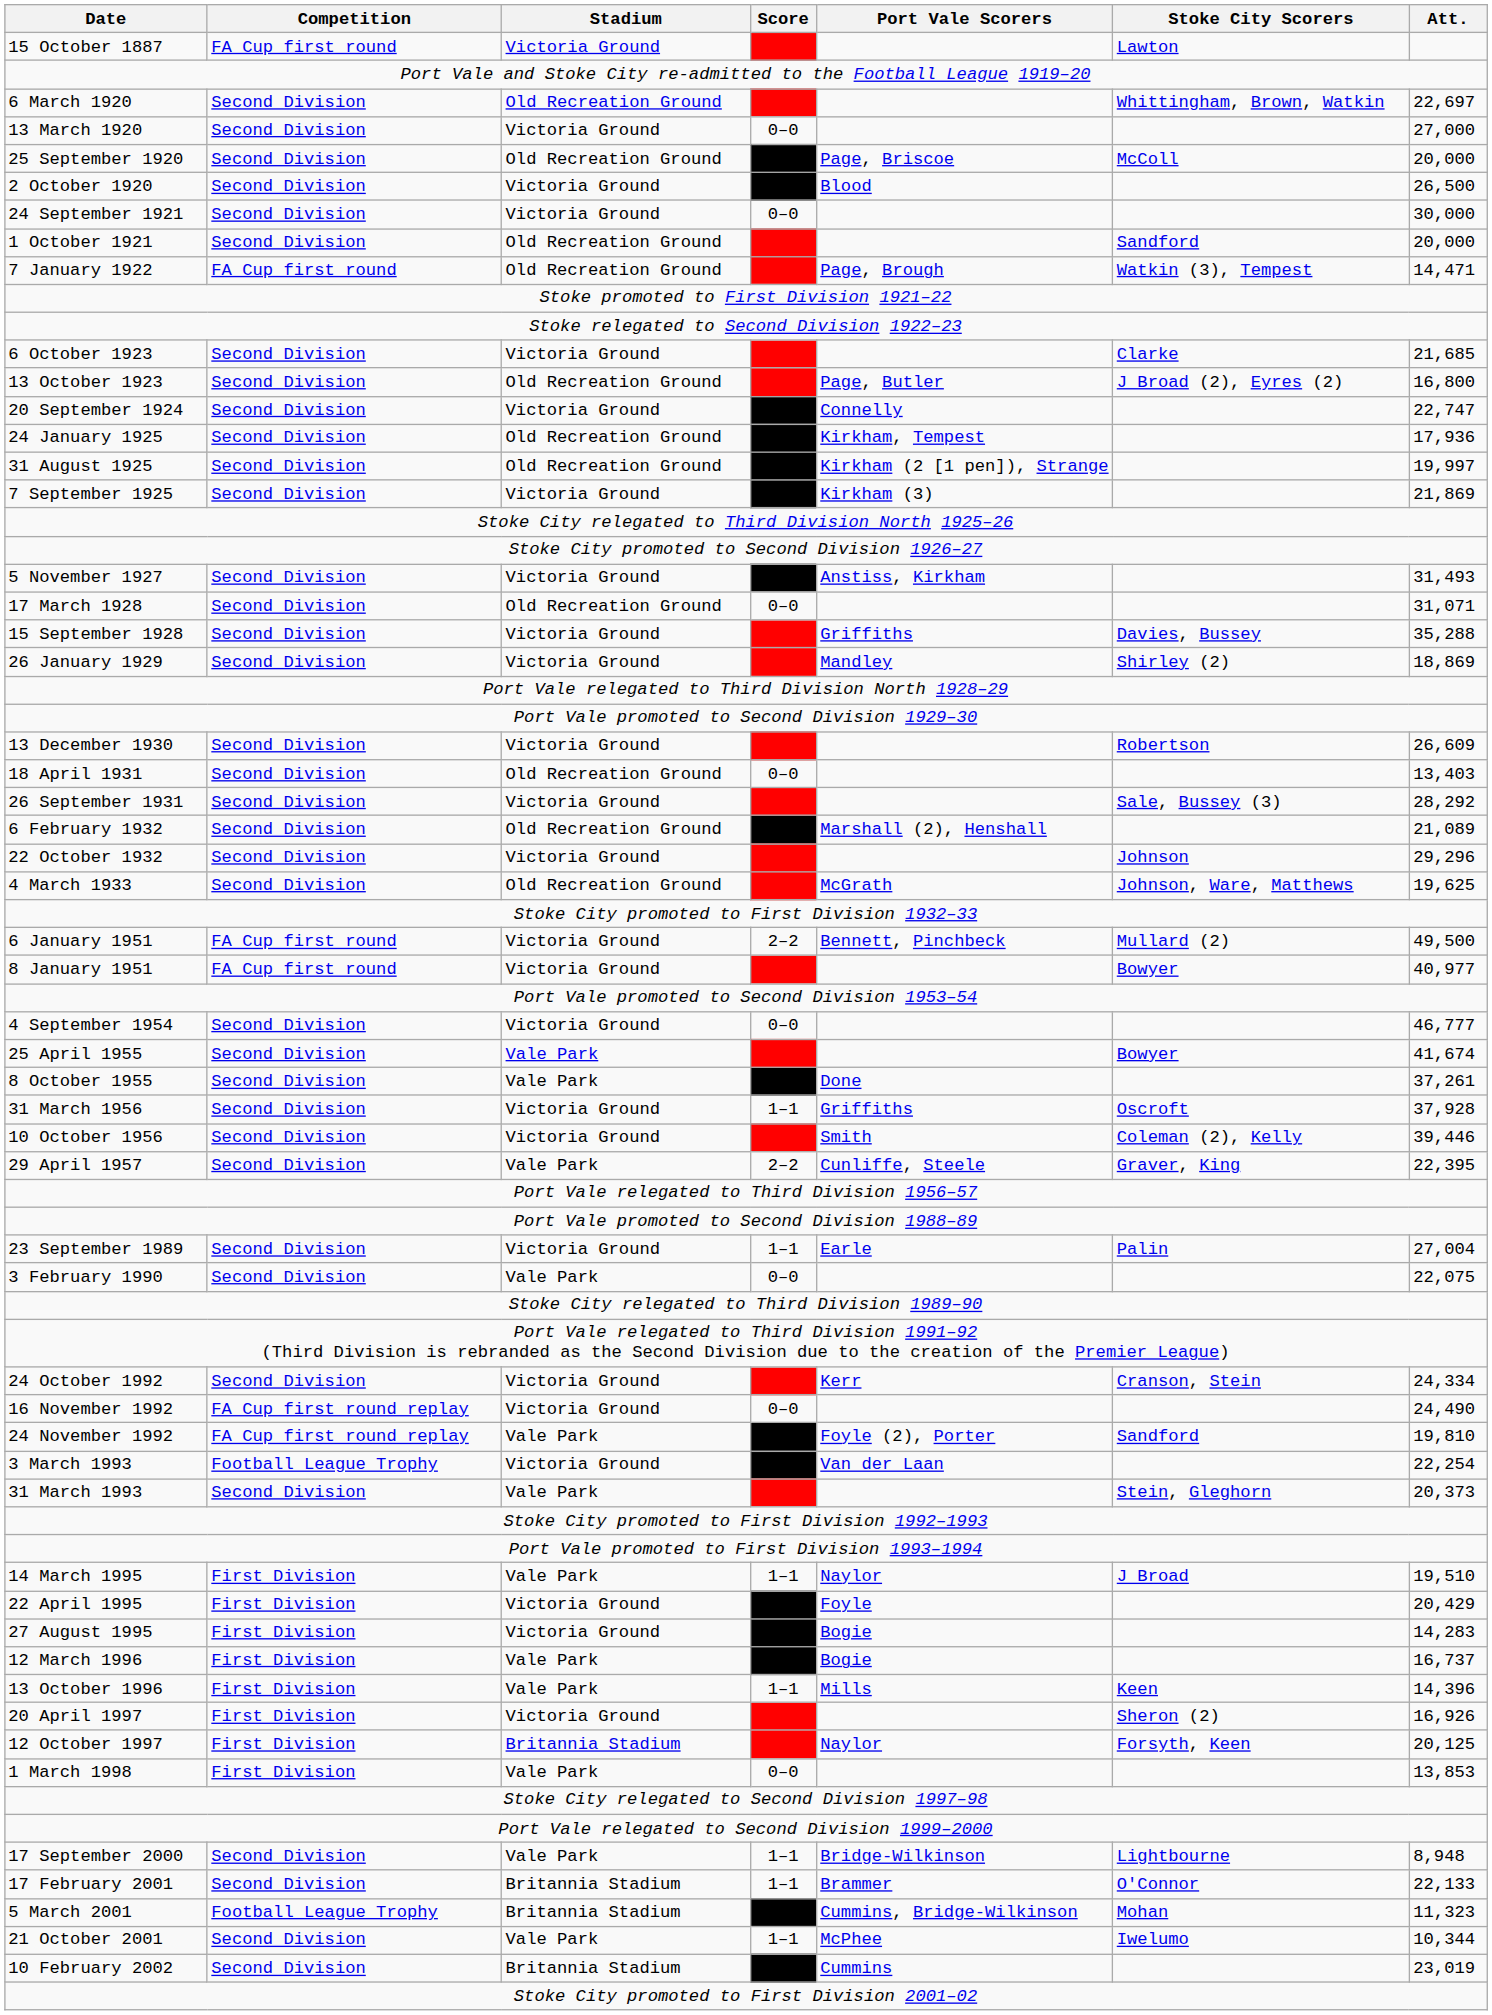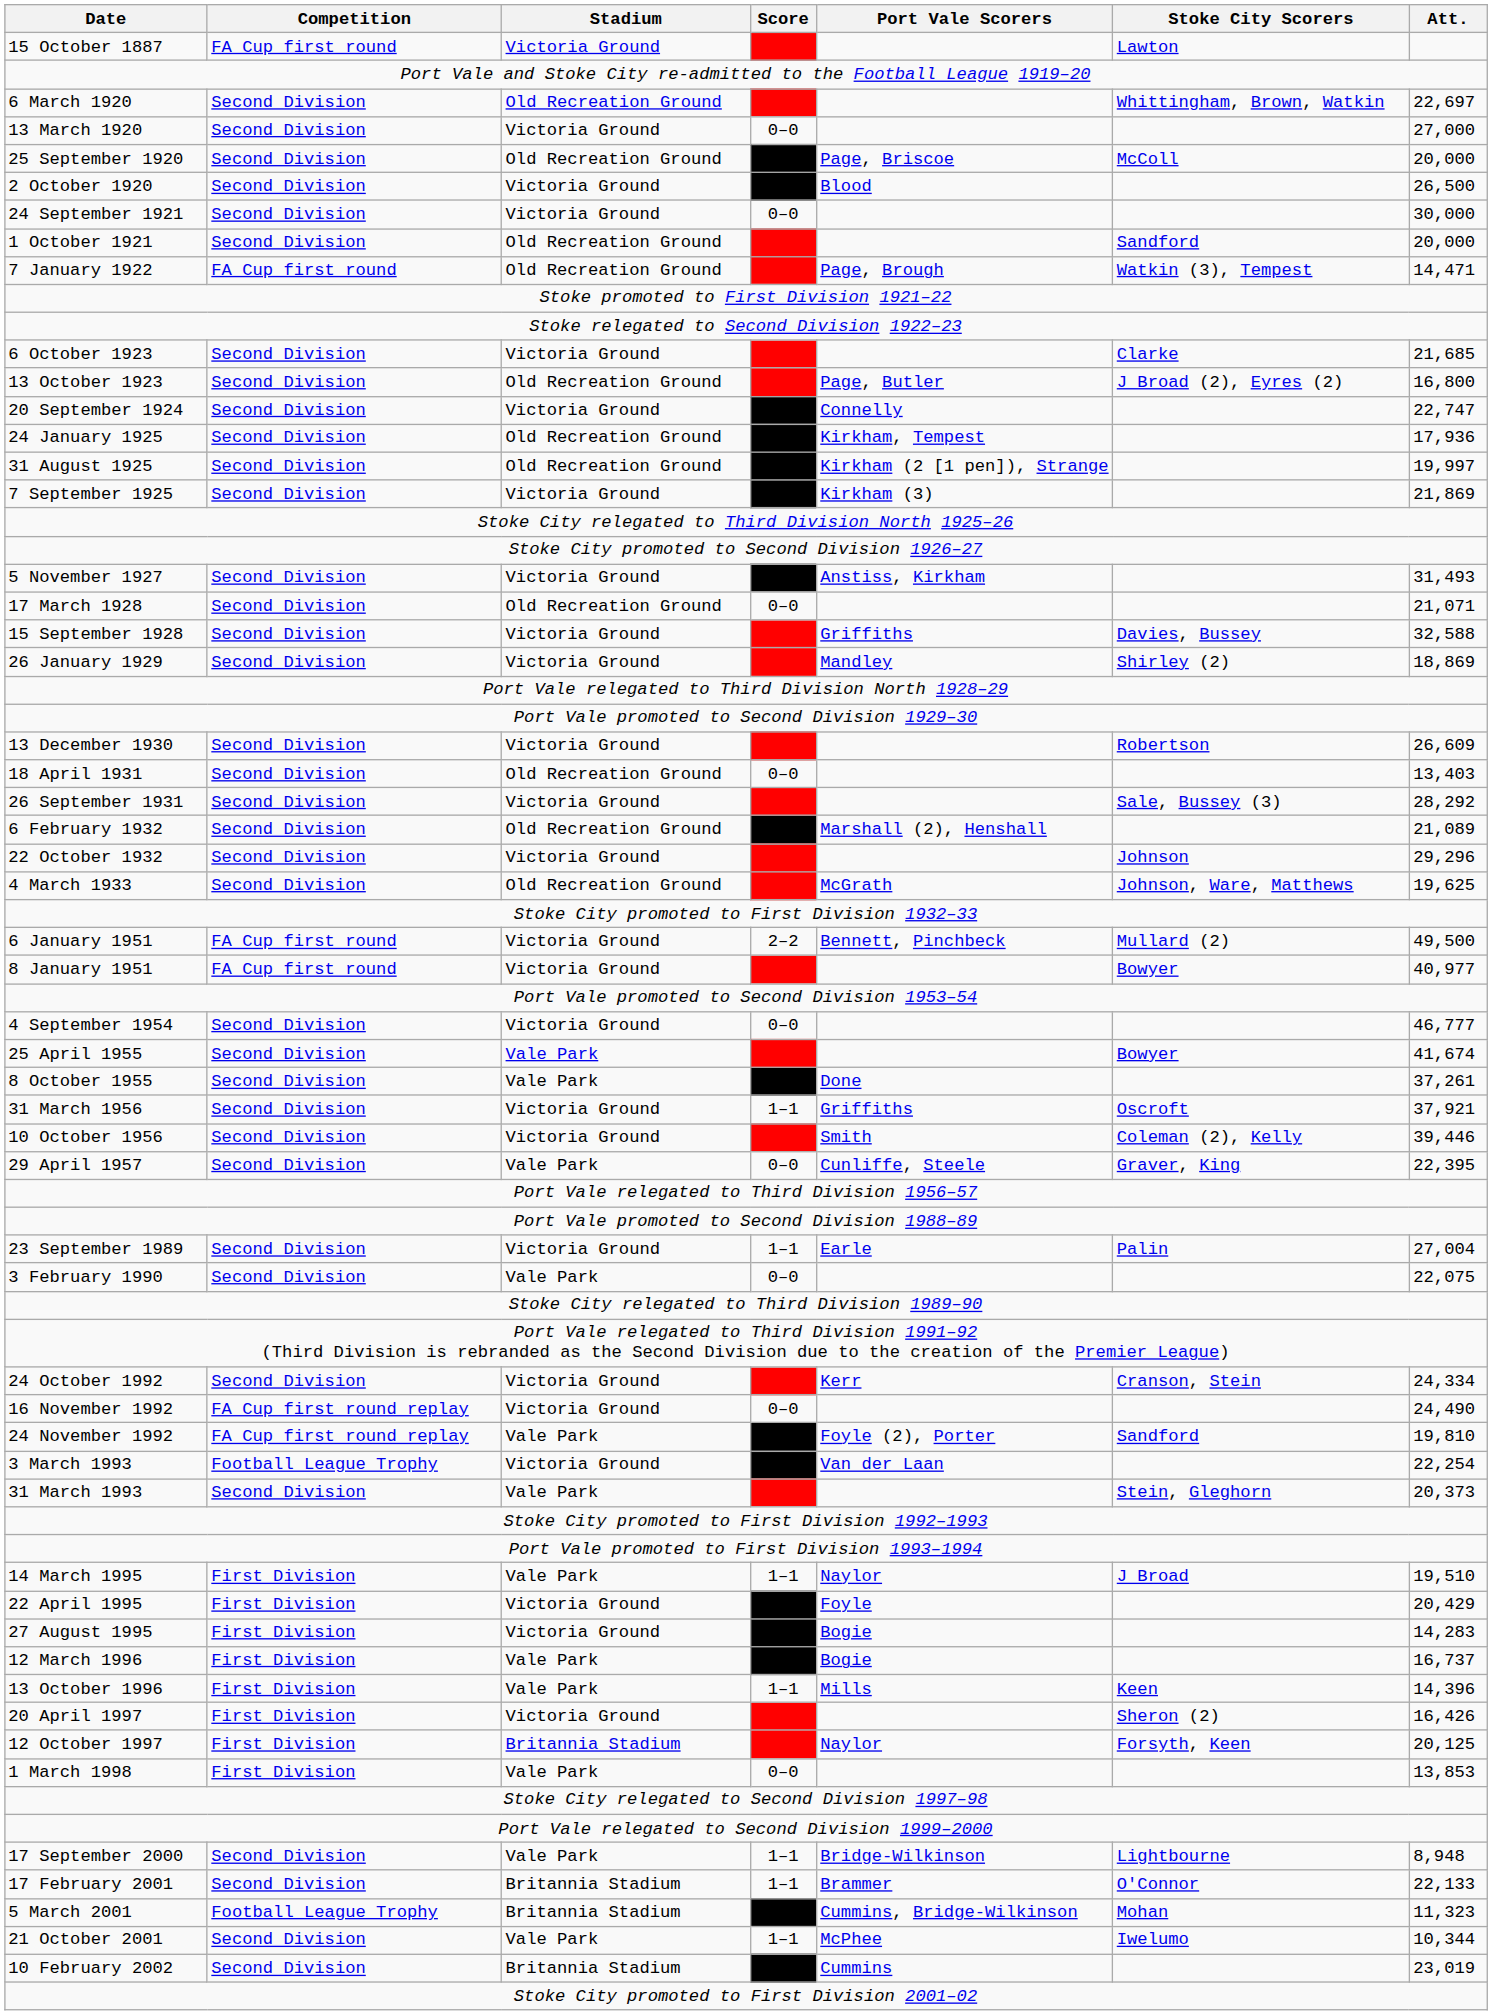(1444, 606) 31,071 -> (1444, 606) 21,071
(1444, 634) 35,288 -> (1444, 634) 32,588
(1444, 1109) 37,928 -> (1444, 1109) 37,921
(783, 1165) 2–2 -> (783, 1165) 0–0
(1444, 1716) 16,926 -> (1444, 1716) 16,426
